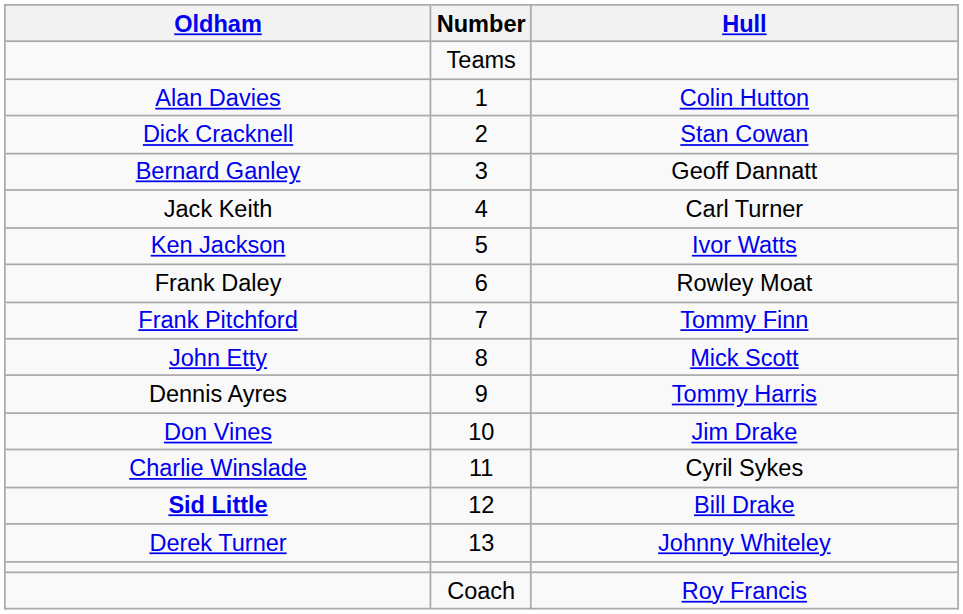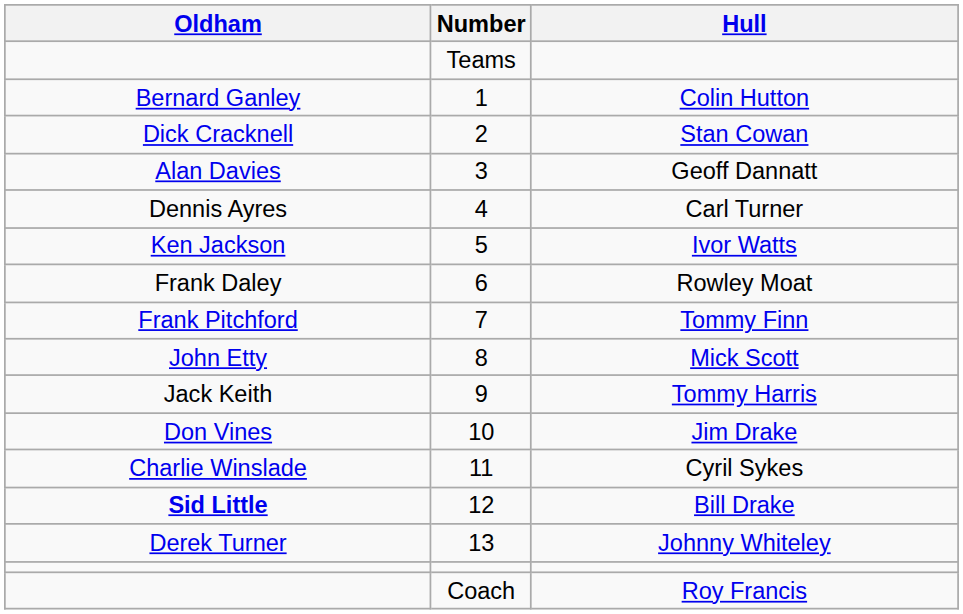(218, 97) Alan Davies -> (218, 97) Bernard Ganley
(218, 171) Bernard Ganley -> (218, 171) Alan Davies
(218, 208) Jack Keith -> (218, 208) Dennis Ayres
(218, 394) Dennis Ayres -> (218, 394) Jack Keith
